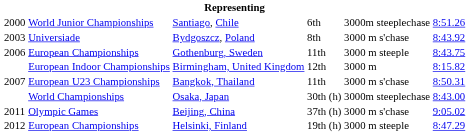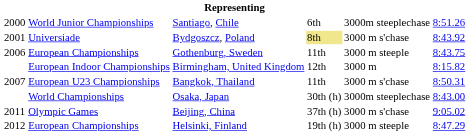(15, 37) 2003 -> (15, 37) 2001
(314, 37) no background -> (314, 37) khaki background
